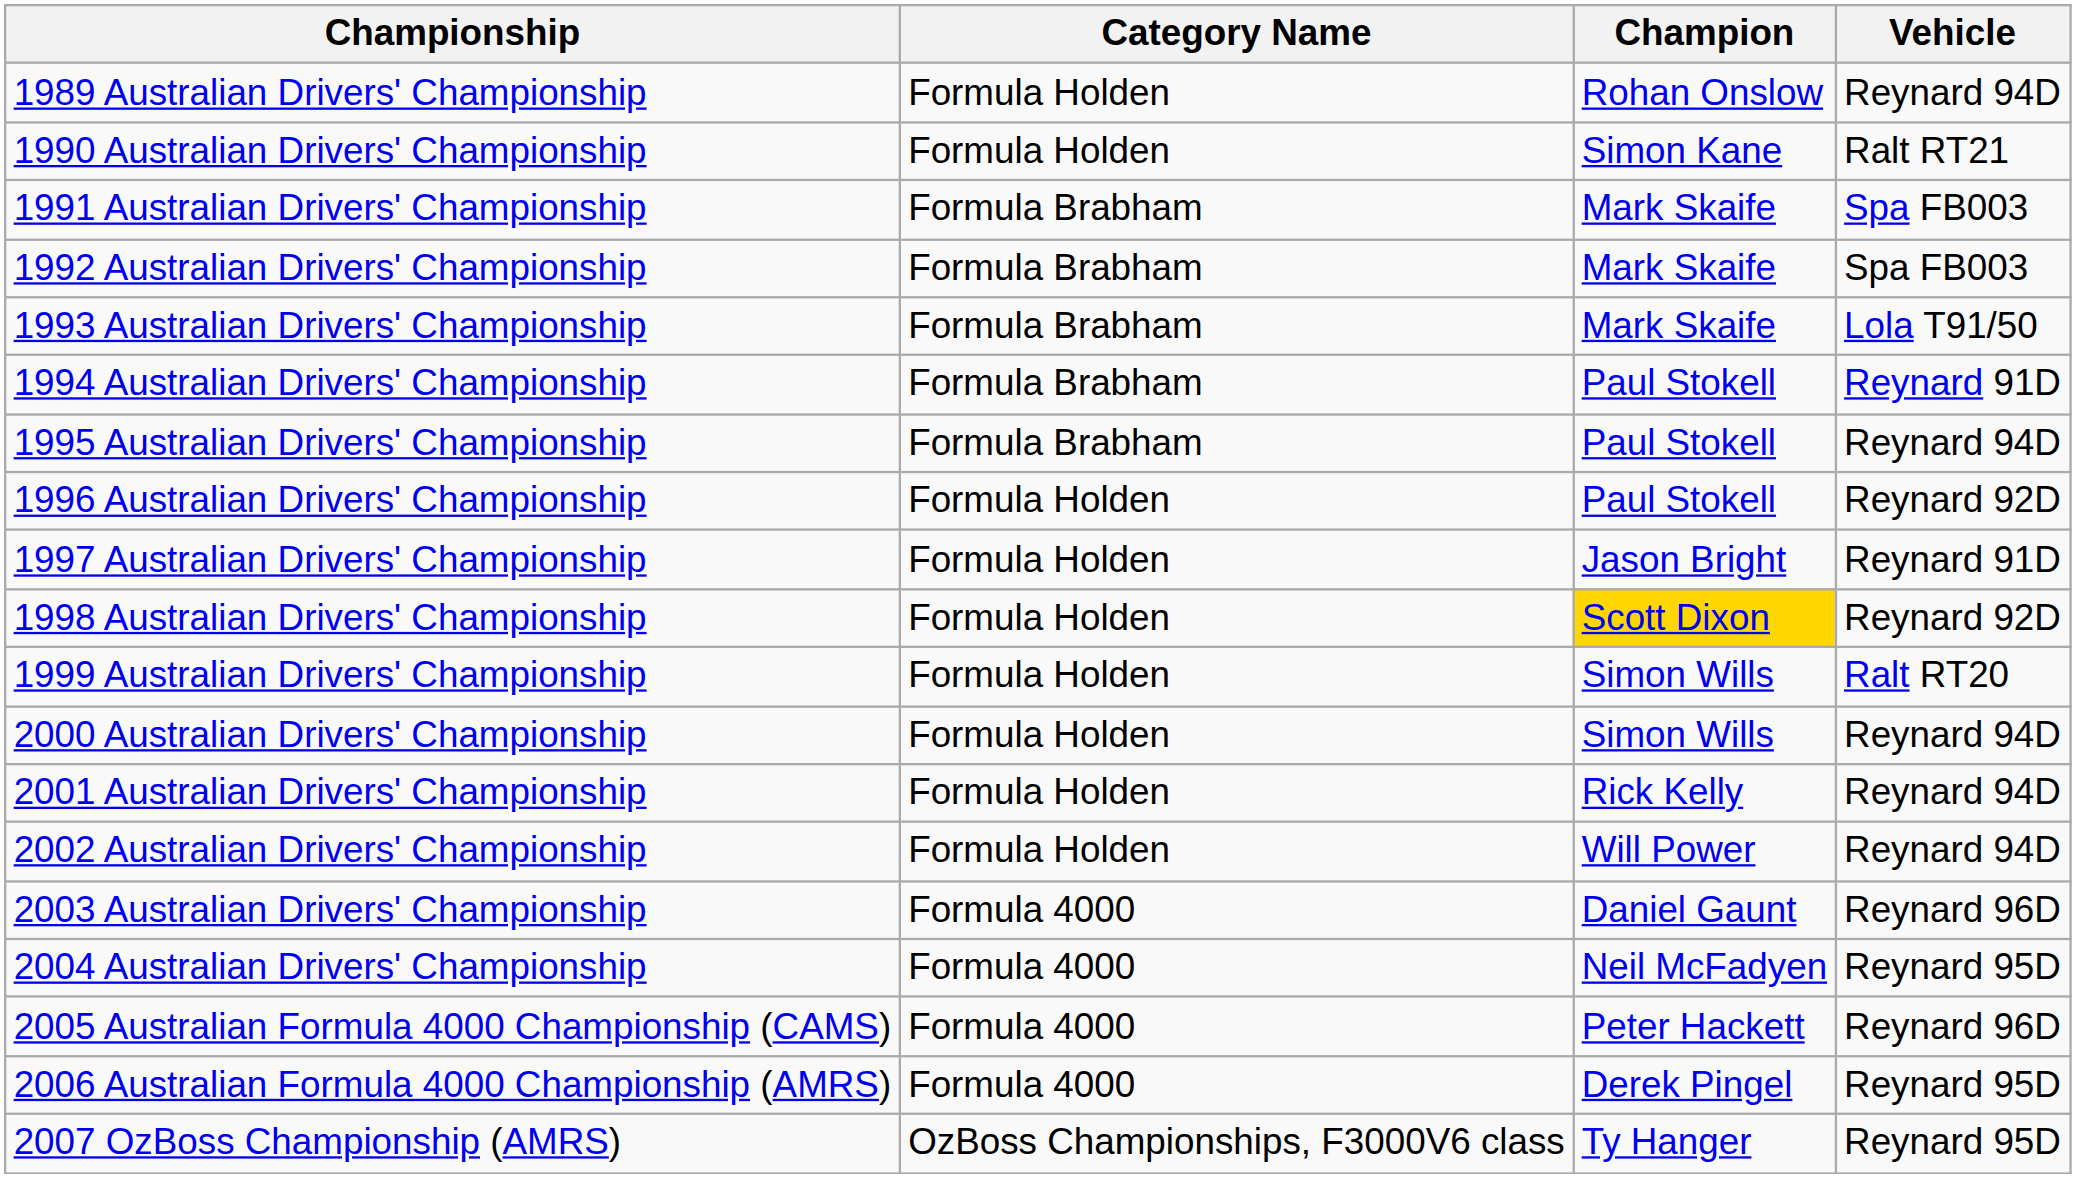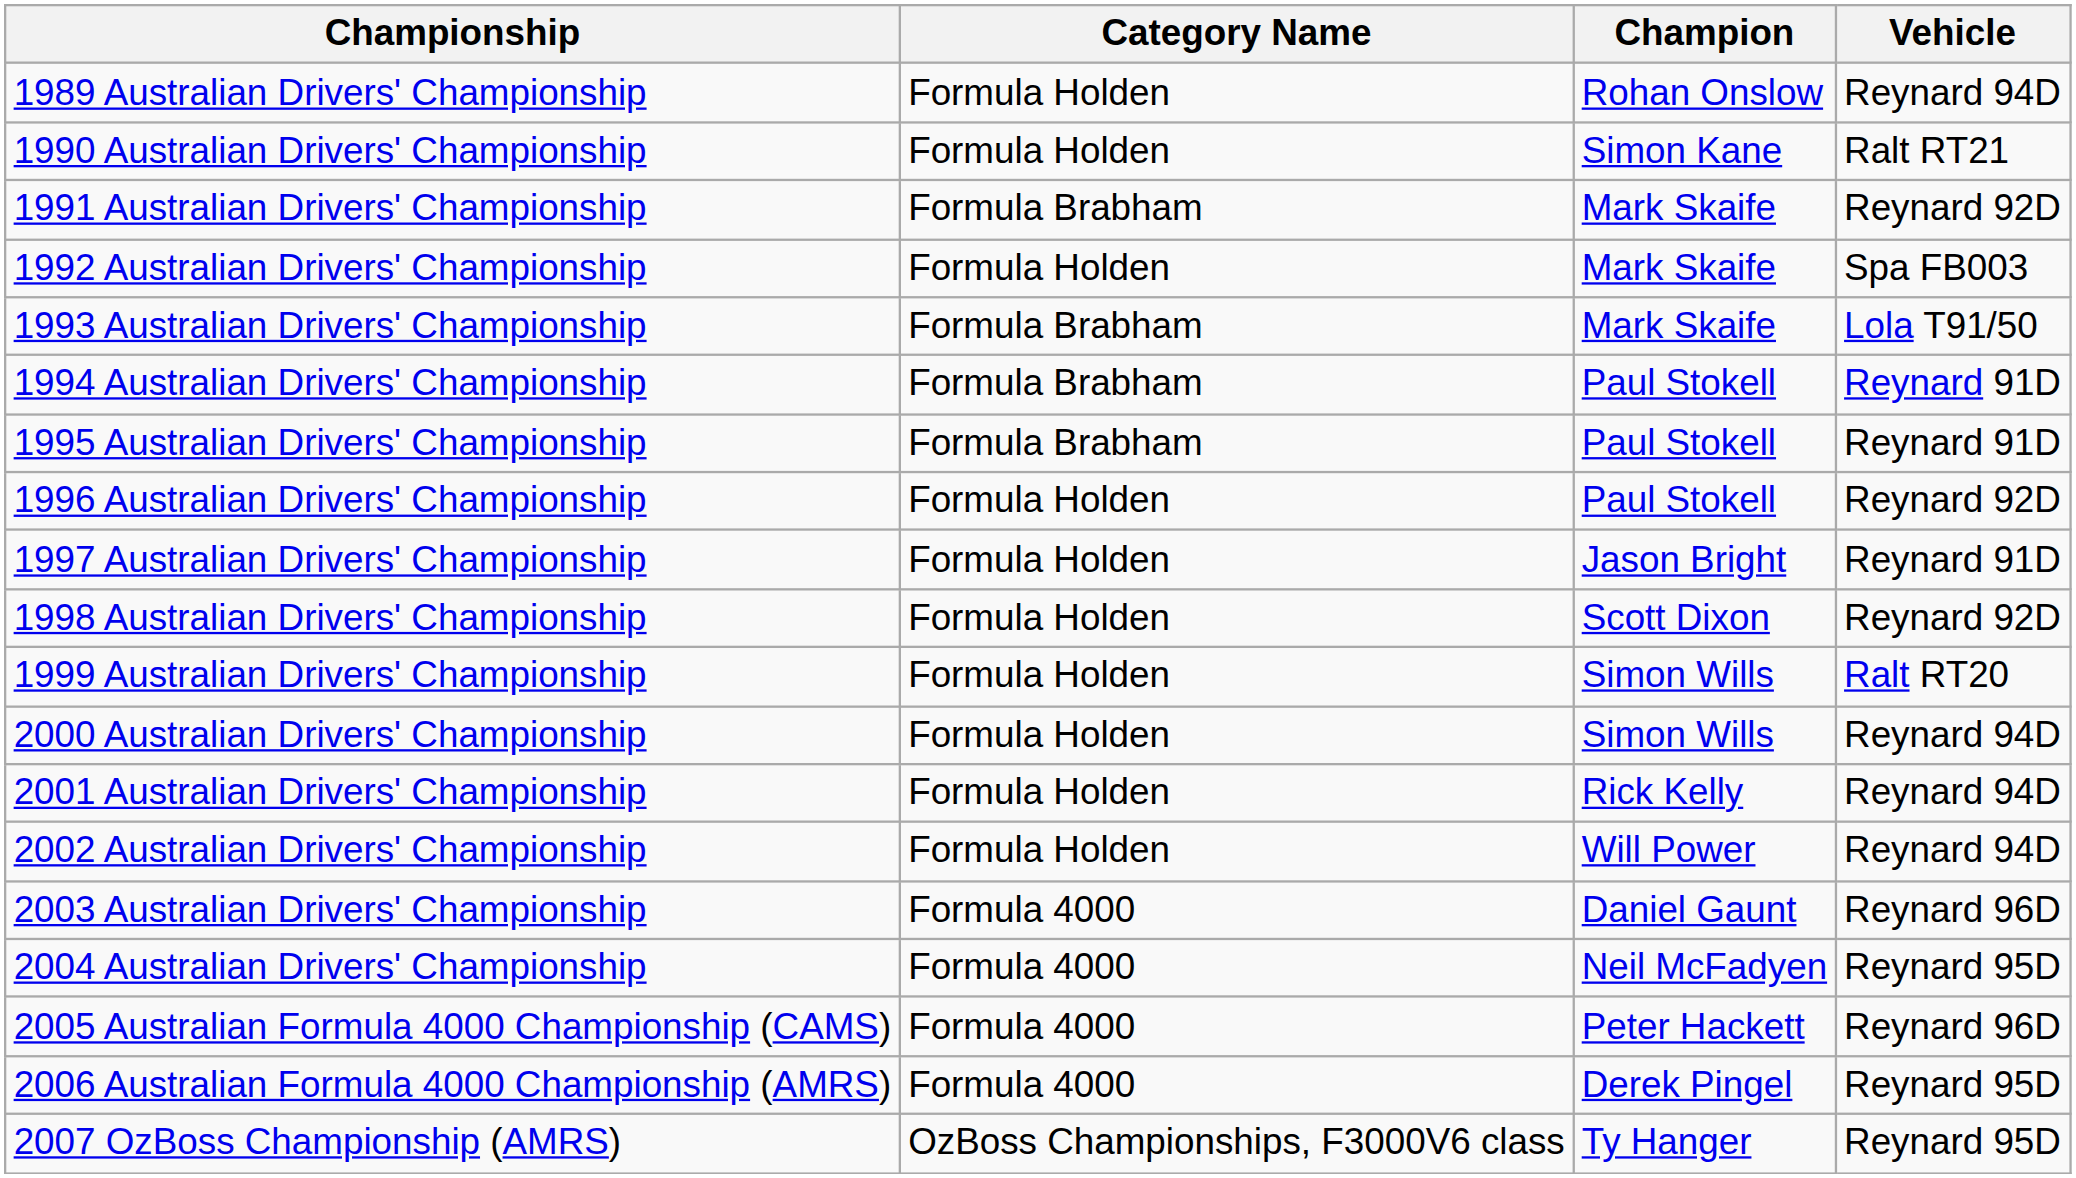(1936, 208) Spa FB003 -> (1952, 208) Reynard 92D
(1055, 267) Formula Brabham -> (1039, 267) Formula Holden
(1952, 442) Reynard 94D -> (1952, 442) Reynard 91D
(1676, 617) gold background -> (1676, 617) no background
